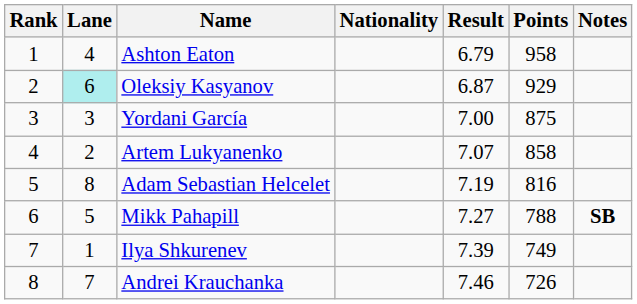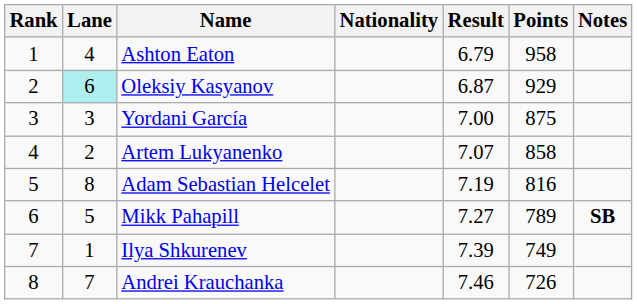(541, 217) 788 -> (541, 217) 789
